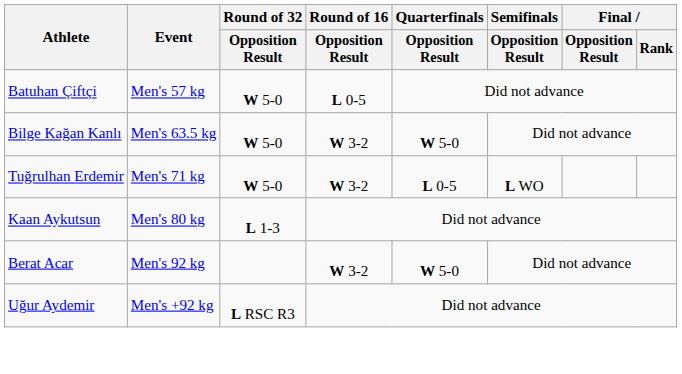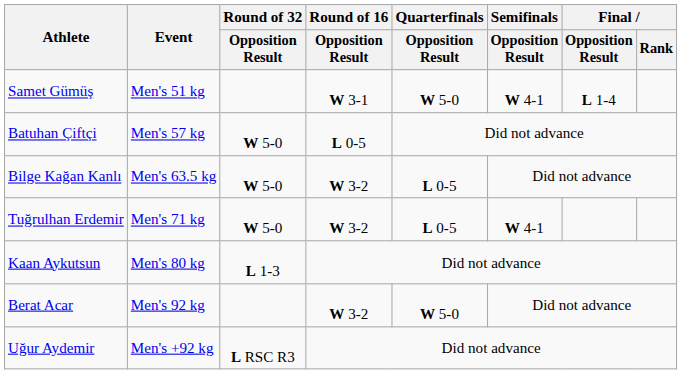+ row: (51, 91)
(439, 143) W 5-0 -> (439, 186) L 0-5
(524, 186) L WO -> (524, 228) W 4-1
